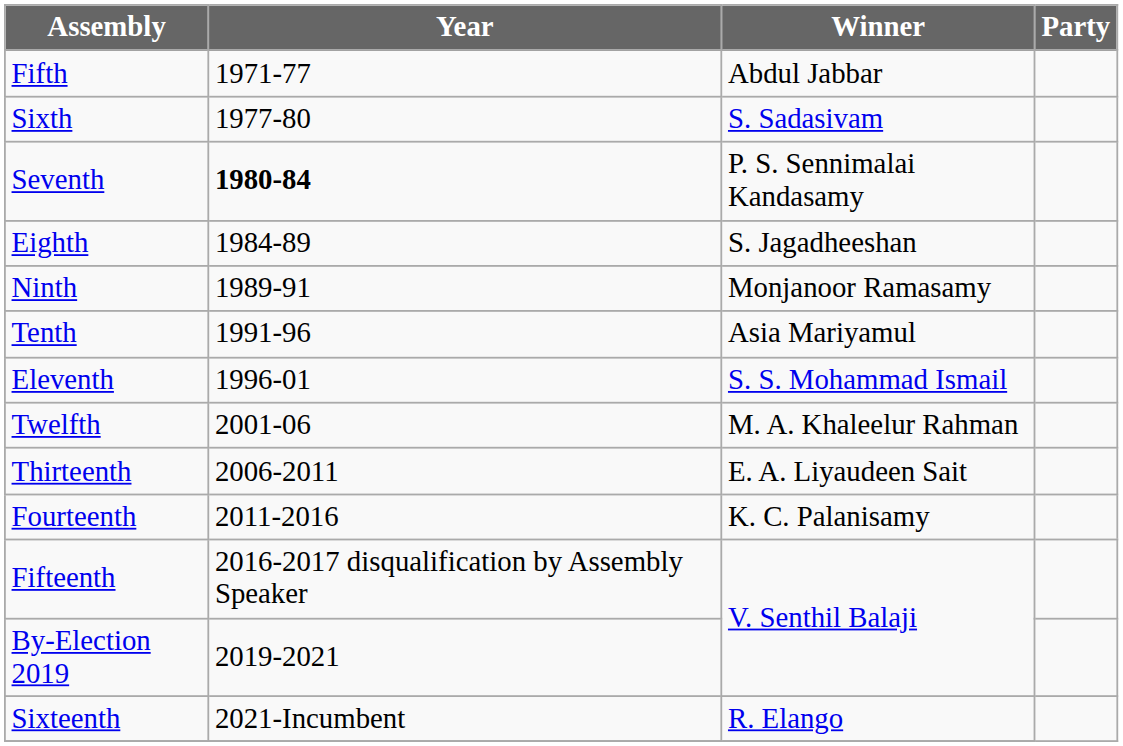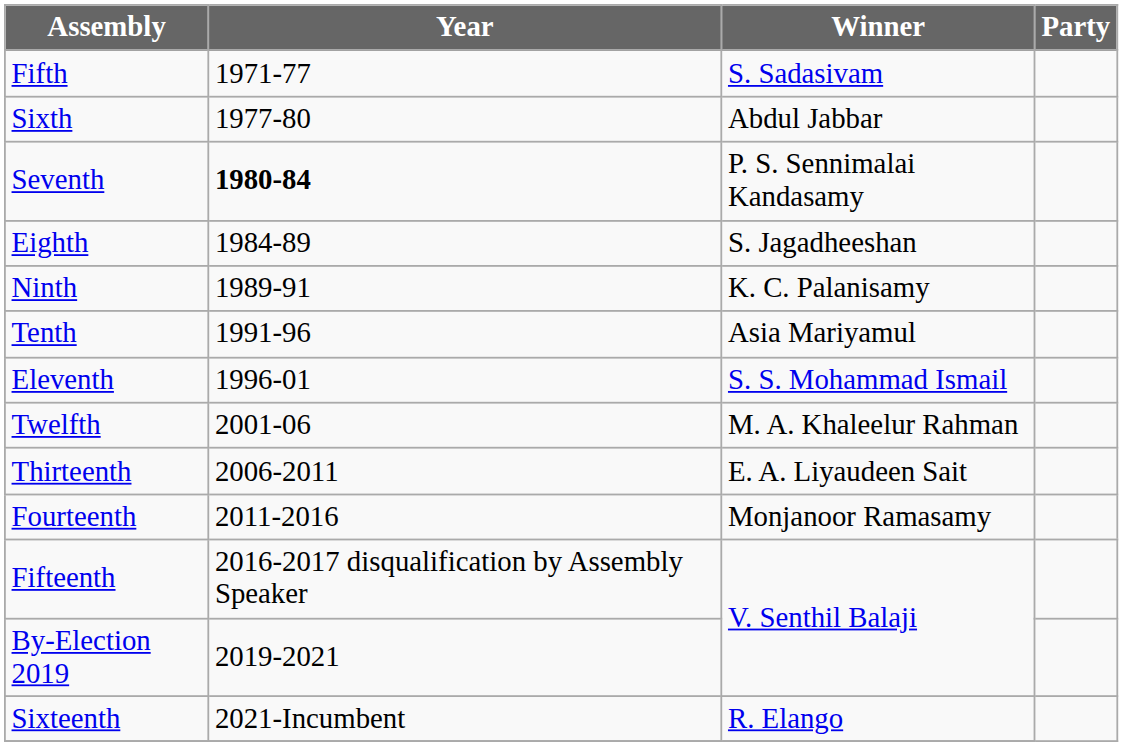(805, 73) Abdul Jabbar -> (806, 73) S. Sadasivam
(806, 118) S. Sadasivam -> (805, 118) Abdul Jabbar
(860, 288) Monjanoor Ramasamy -> (829, 288) K. C. Palanisamy
(829, 516) K. C. Palanisamy -> (860, 516) Monjanoor Ramasamy
